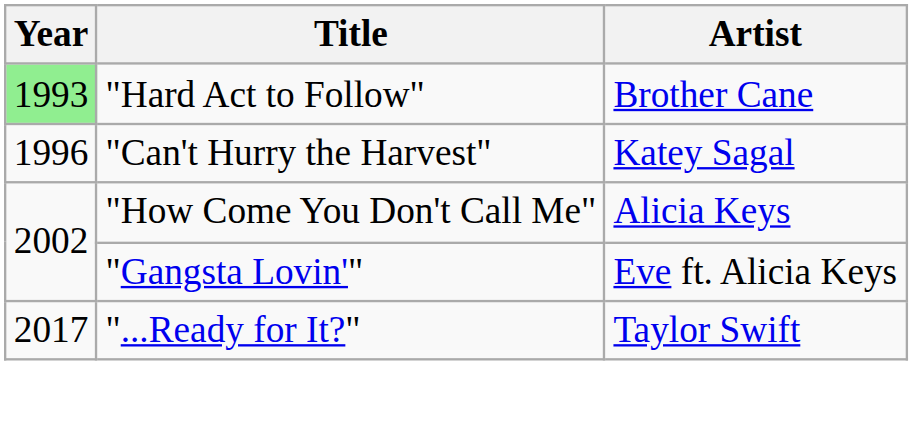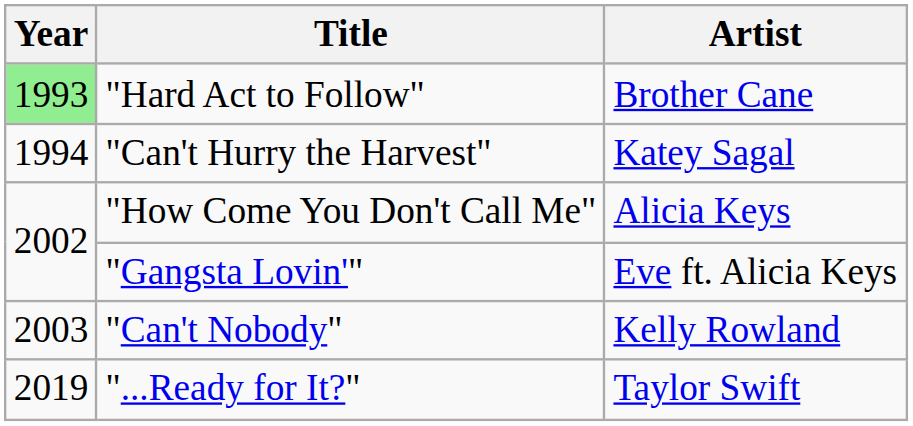(51, 152) 1996 -> (51, 152) 1994
+ row: (224, 329)
(51, 329) 2017 -> (51, 388) 2019
